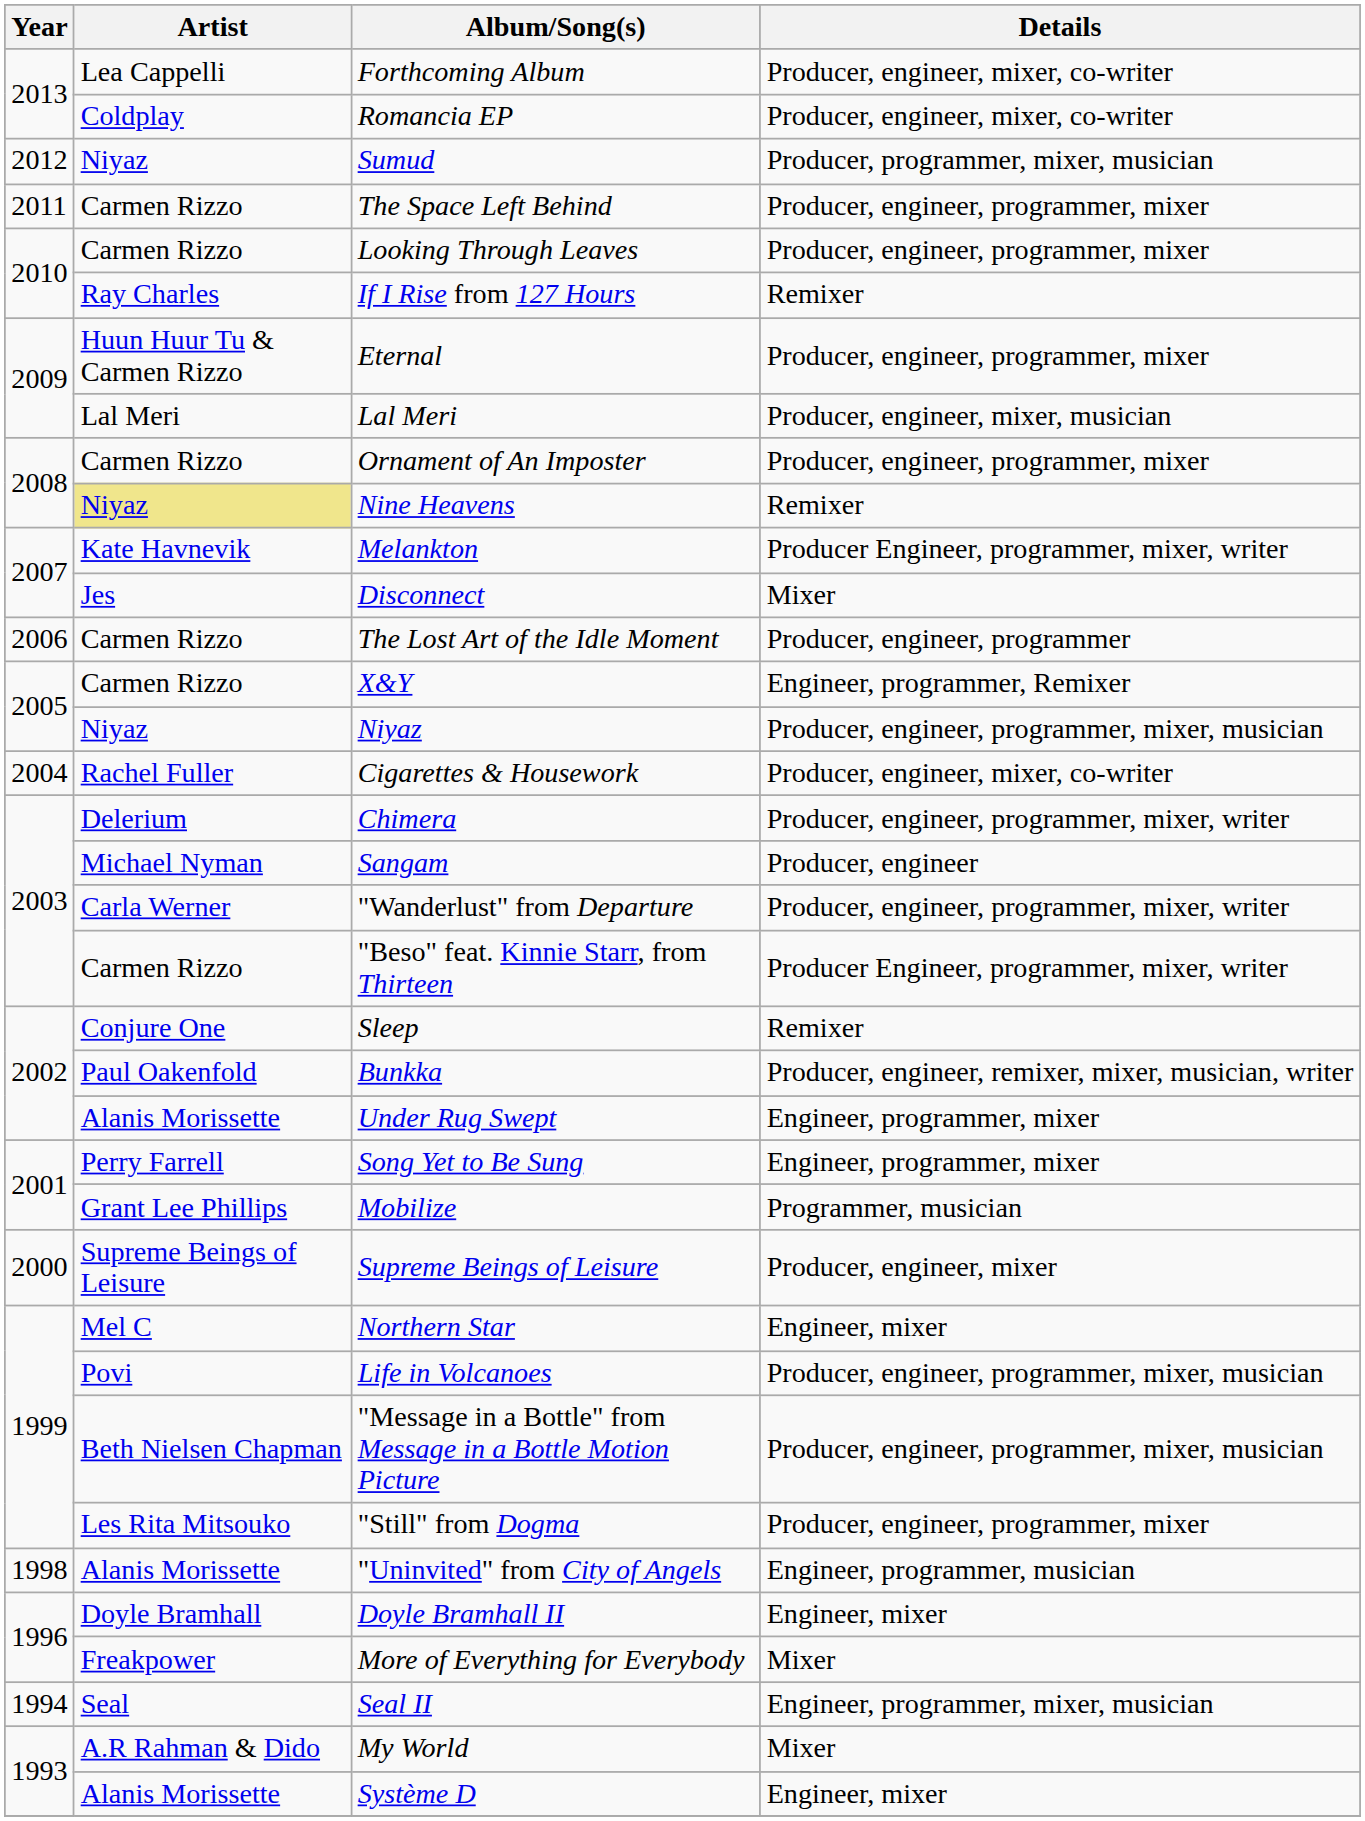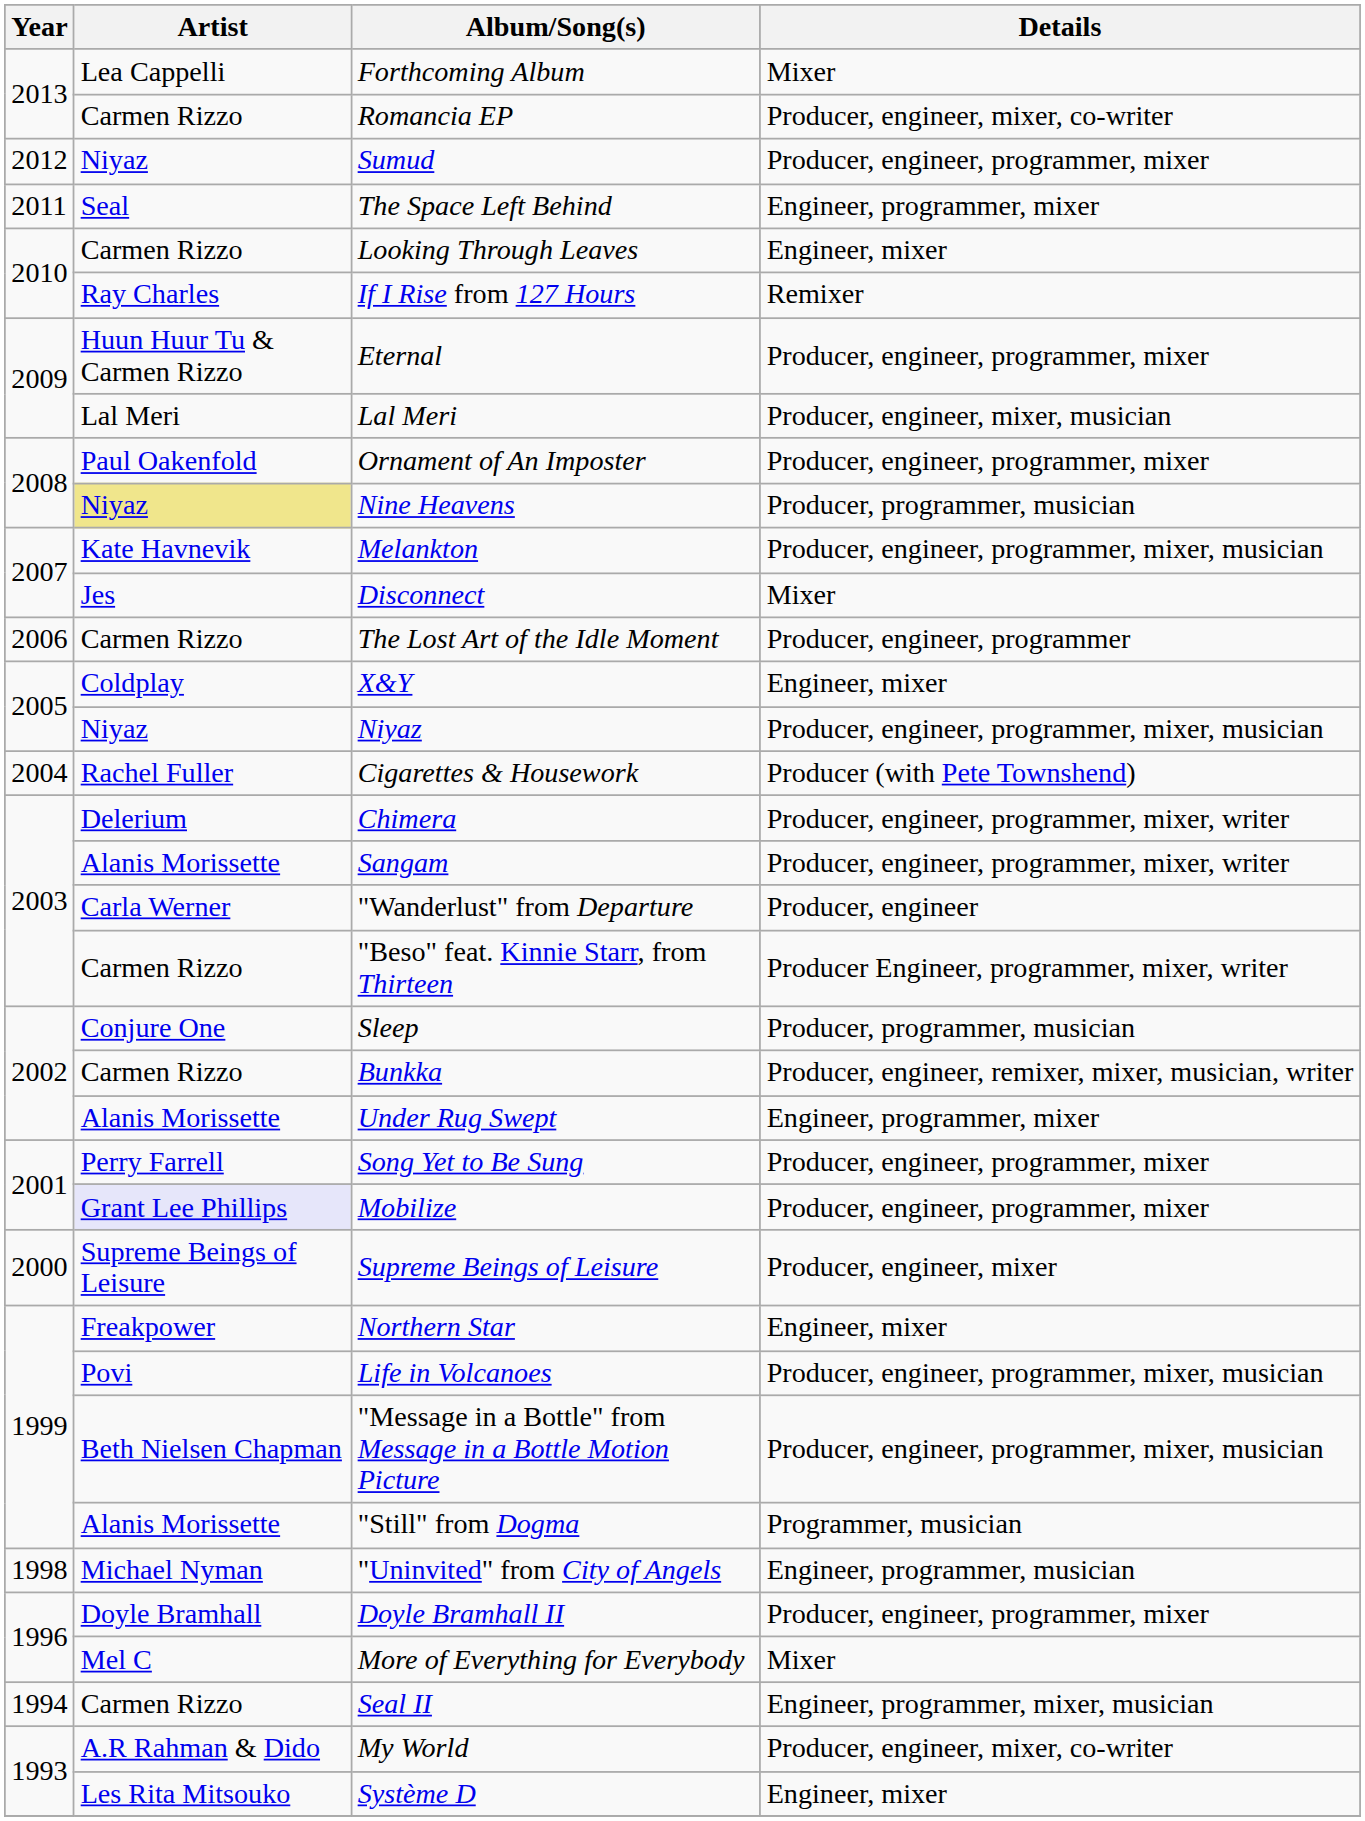(970, 71) Producer, engineer, mixer, co-writer -> (801, 71) Mixer
(132, 116) Coldplay -> (162, 116) Carmen Rizzo
(990, 160) Producer, programmer, mixer, musician -> (988, 160) Producer, engineer, programmer, mixer
(162, 205) Carmen Rizzo -> (105, 205) Seal
(988, 205) Producer, engineer, programmer, mixer -> (933, 205) Engineer, programmer, mixer
(988, 250) Producer, engineer, programmer, mixer -> (857, 250) Engineer, mixer
(162, 460) Carmen Rizzo -> (169, 460) Paul Oakenfold
(815, 505) Remixer -> (951, 505) Producer, programmer, musician
(1027, 549) Producer Engineer, programmer, mixer, writer -> (1045, 549) Producer, engineer, programmer, mixer, musician
(162, 683) Carmen Rizzo -> (132, 683) Coldplay
(948, 683) Engineer, programmer, Remixer -> (857, 683) Engineer, mixer
(970, 773) Producer, engineer, mixer, co-writer -> (951, 773) Producer (with Pete Townshend)
(172, 862) Michael Nyman -> (180, 862) Alanis Morissette
(872, 862) Producer, engineer -> (1028, 862) Producer, engineer, programmer, mixer, writer
(1028, 907) Producer, engineer, programmer, mixer, writer -> (872, 907) Producer, engineer
(815, 1028) Remixer -> (951, 1028) Producer, programmer, musician
(169, 1072) Paul Oakenfold -> (162, 1072) Carmen Rizzo
(933, 1162) Engineer, programmer, mixer -> (988, 1162) Producer, engineer, programmer, mixer
(184, 1206) no background -> (184, 1206) lavender background
(894, 1206) Programmer, musician -> (988, 1206) Producer, engineer, programmer, mixer
(116, 1327) Mel C -> (148, 1327) Freakpower
(185, 1525) Les Rita Mitsouko -> (180, 1525) Alanis Morissette
(988, 1525) Producer, engineer, programmer, mixer -> (894, 1525) Programmer, musician
(180, 1569) Alanis Morissette -> (172, 1569) Michael Nyman
(857, 1614) Engineer, mixer -> (988, 1614) Producer, engineer, programmer, mixer
(148, 1659) Freakpower -> (116, 1659) Mel C
(105, 1703) Seal -> (162, 1703) Carmen Rizzo
(801, 1748) Mixer -> (970, 1748) Producer, engineer, mixer, co-writer
(180, 1792) Alanis Morissette -> (185, 1792) Les Rita Mitsouko
